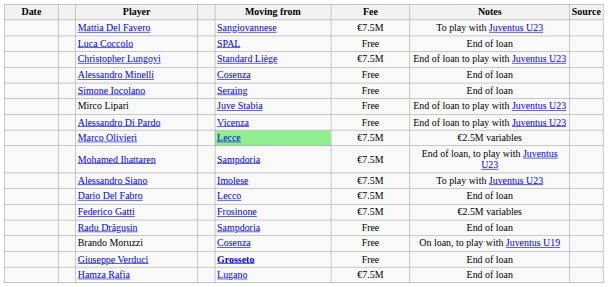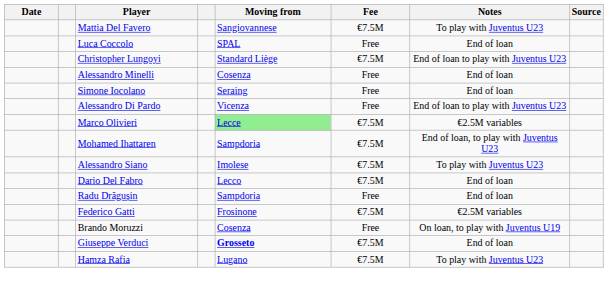- row: (103, 106)
rows swapped: (108, 228) <-> (106, 212)
(370, 259) Free -> (370, 243) €7.5M
(490, 275) End of loan -> (490, 259) To play with Juventus U23
